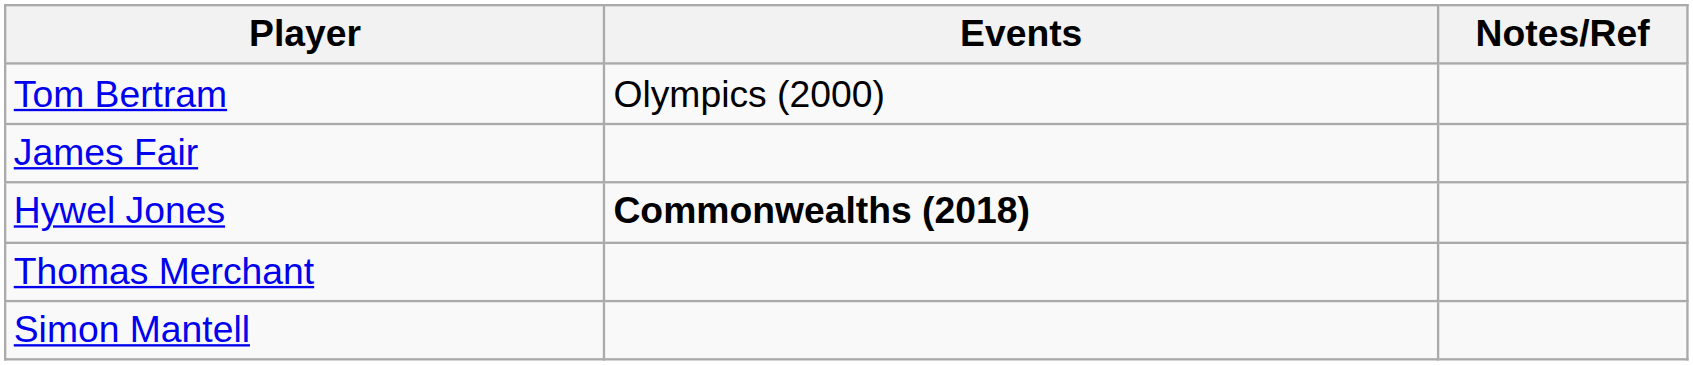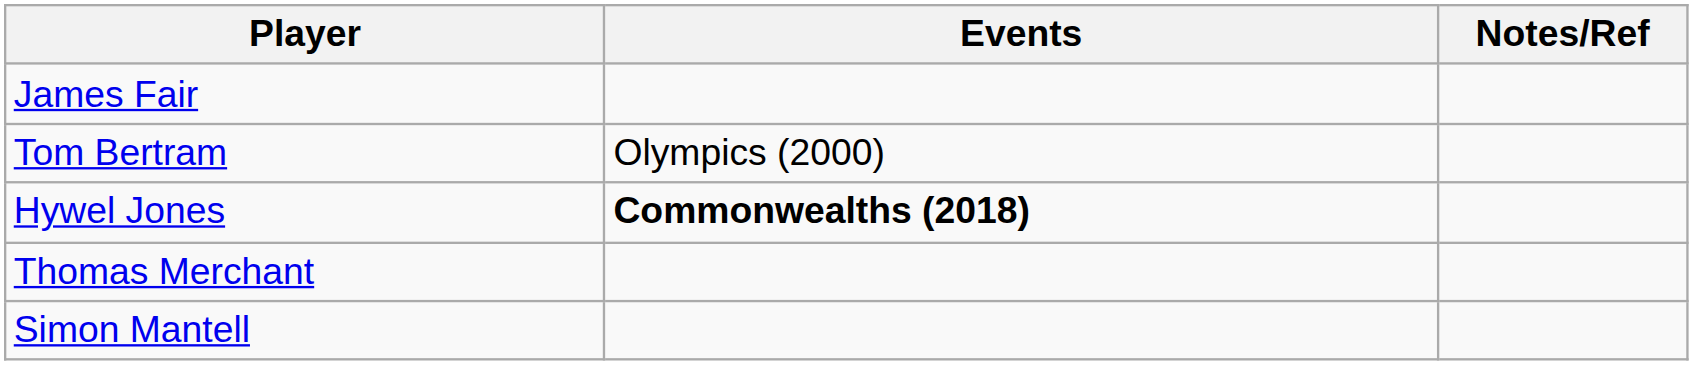rows swapped: (120, 93) <-> (106, 152)
